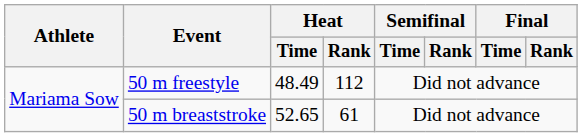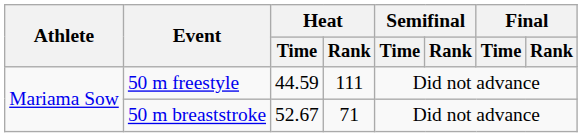(297, 83) 48.49 -> (297, 83) 44.59
(349, 83) 112 -> (349, 83) 111
(297, 115) 52.65 -> (297, 115) 52.67
(349, 115) 61 -> (349, 115) 71
